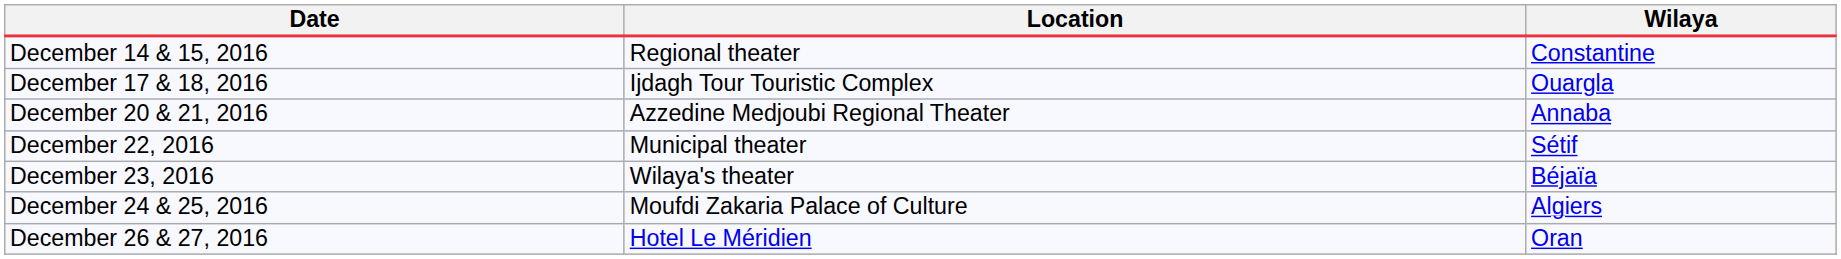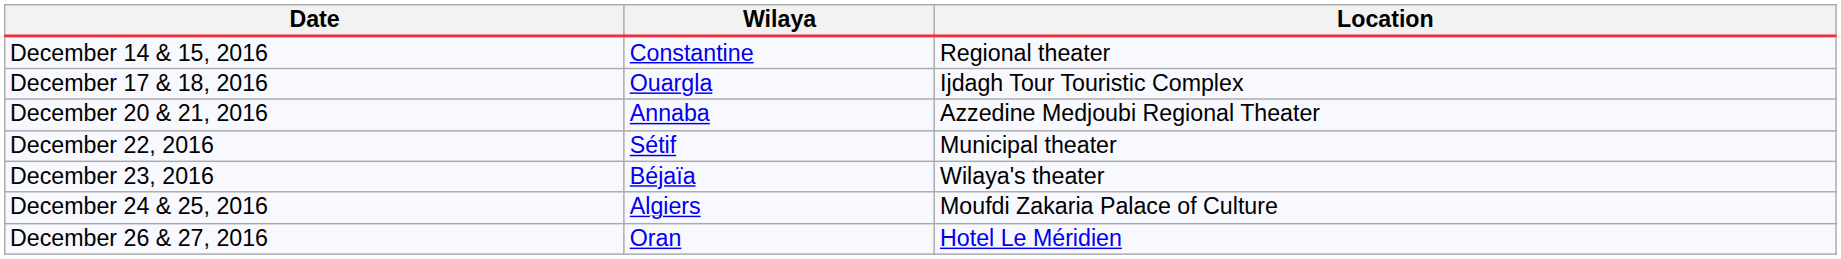columns swapped: (1681, 19) <-> (1075, 19)
